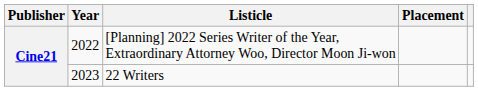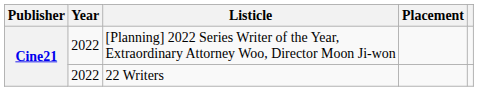(85, 75) 2023 -> (85, 75) 2022
